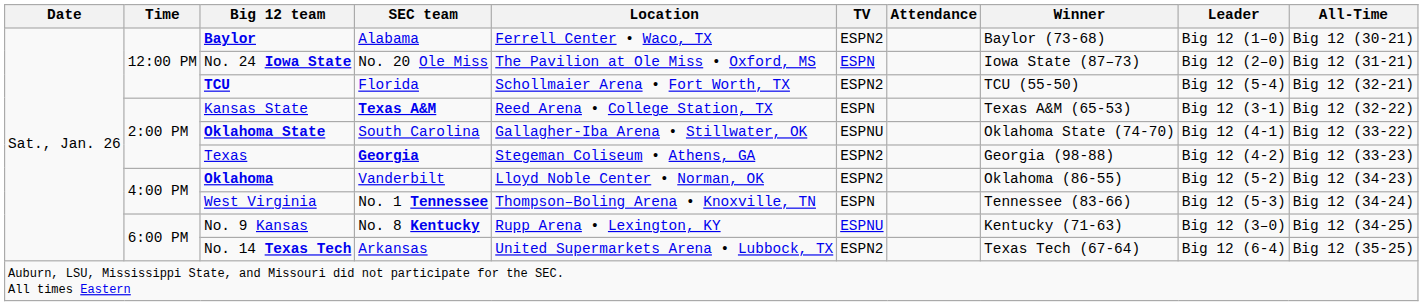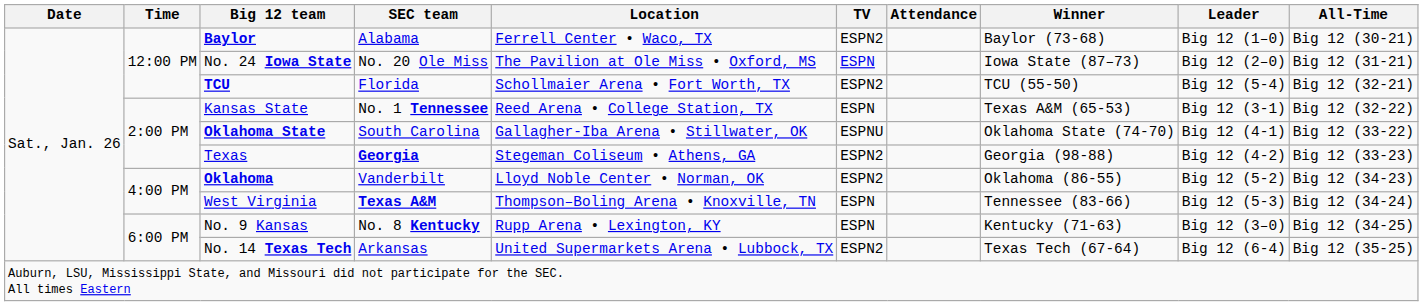(397, 110) Texas A&M -> (423, 110) No. 1 Tennessee
(423, 203) No. 1 Tennessee -> (397, 203) Texas A&M
(862, 227) ESPNU -> (858, 227) ESPN
